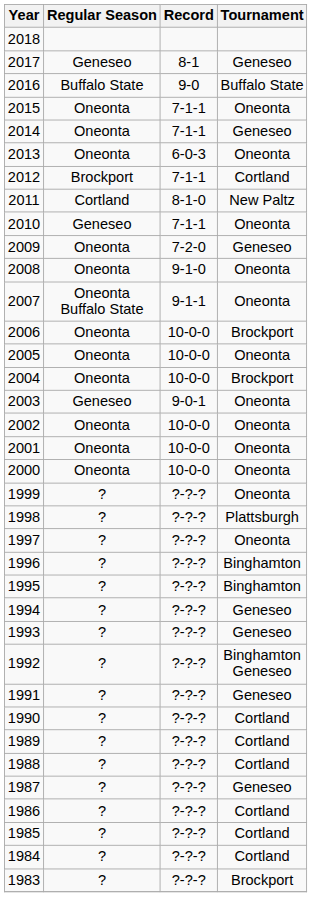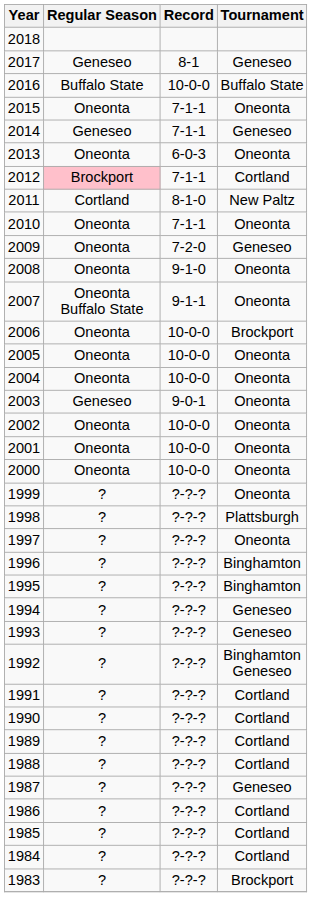(189, 85) 9-0 -> (189, 85) 10-0-0
(102, 131) Oneonta -> (102, 131) Geneseo
(102, 177) no background -> (102, 177) pink background
(102, 223) Geneseo -> (102, 223) Oneonta
(262, 378) Brockport -> (262, 378) Oneonta
(262, 695) Geneseo -> (262, 695) Cortland
